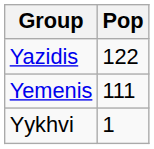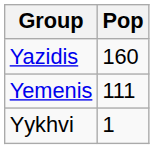(121, 56) 122 -> (121, 56) 160
